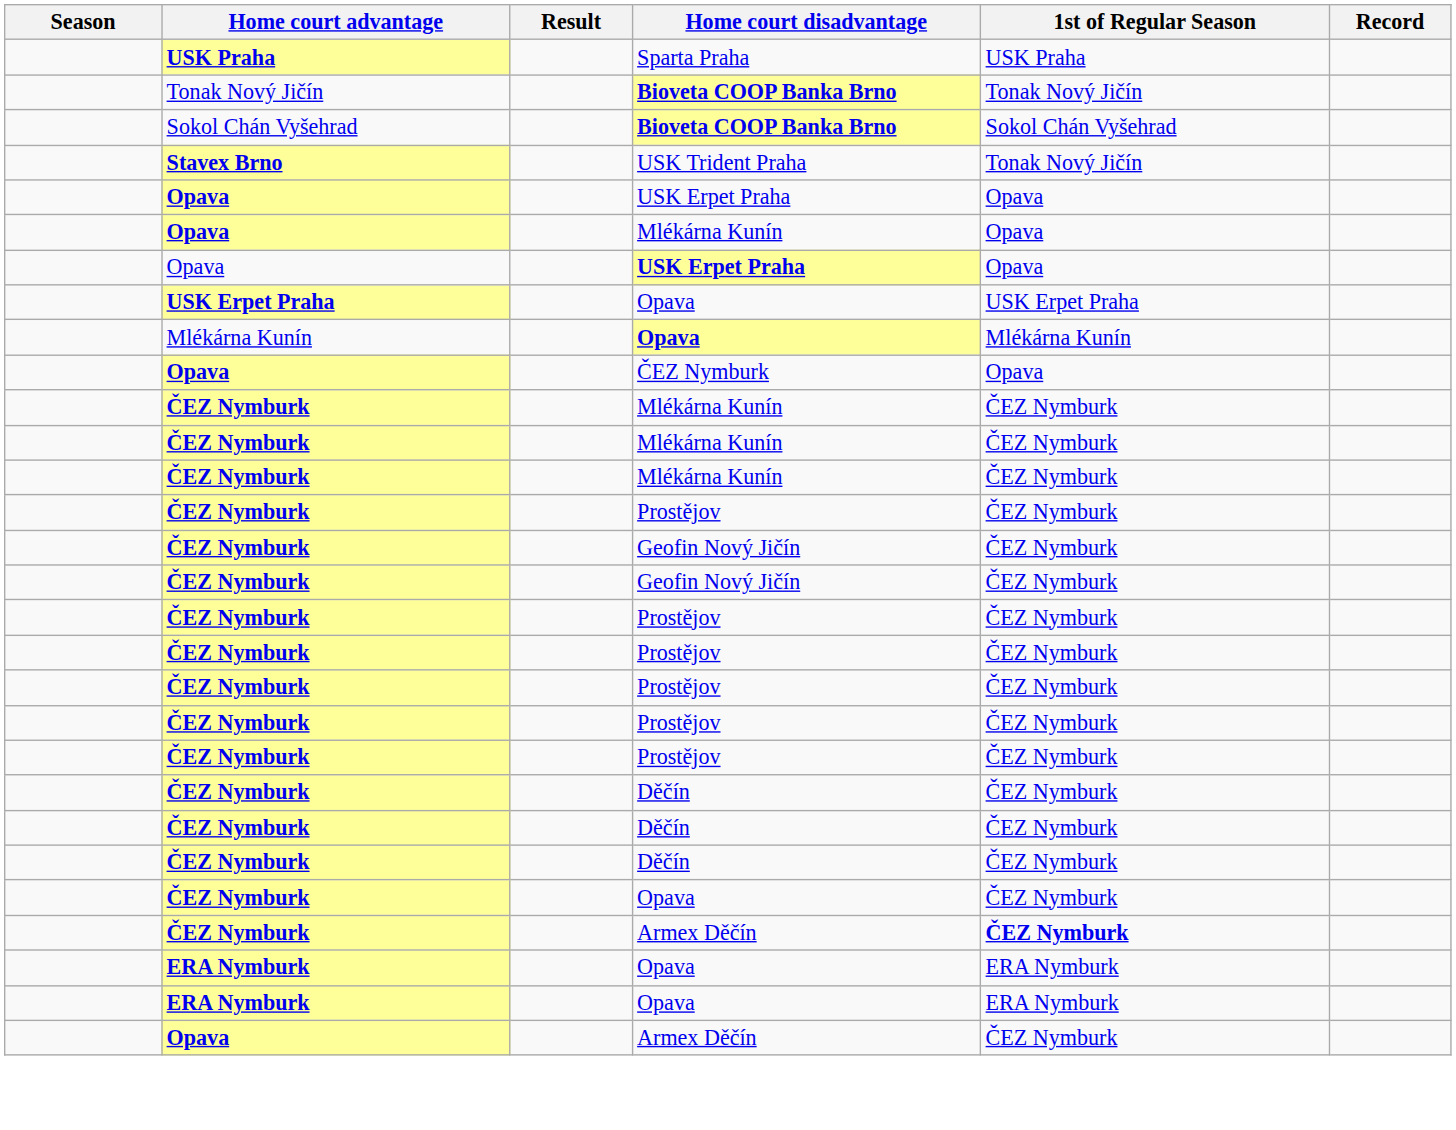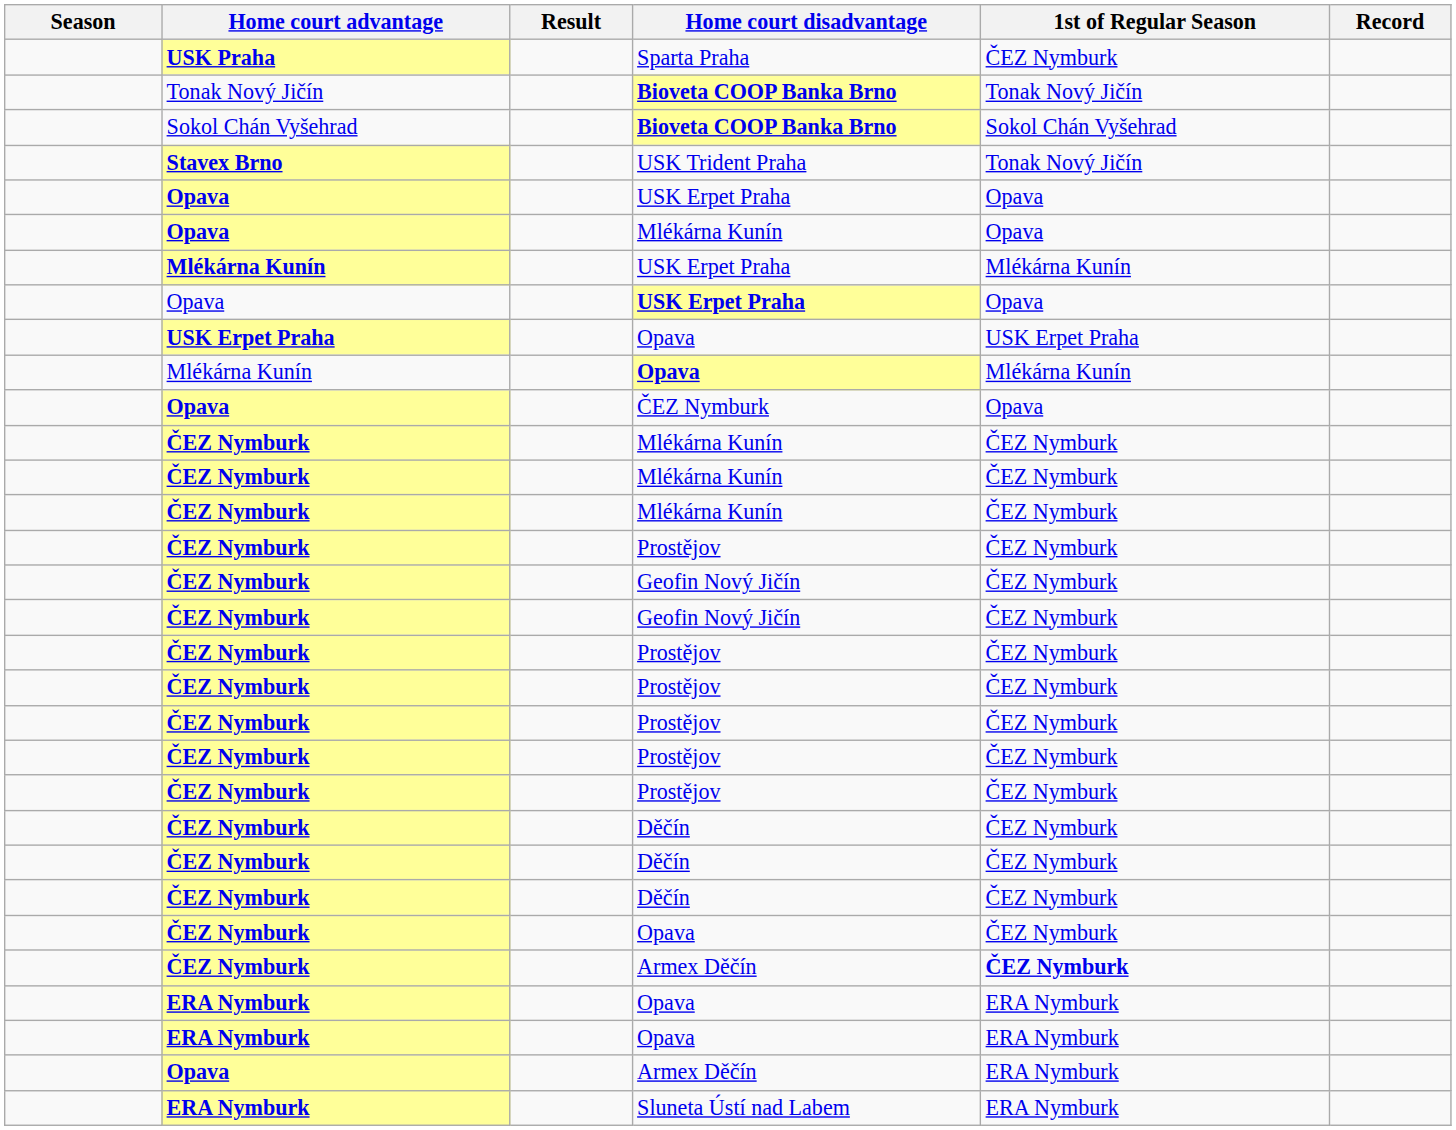(1036, 57) USK Praha -> (1052, 57) ČEZ Nymburk
+ row: (246, 267)
(1052, 1037) ČEZ Nymburk -> (1052, 1072) ERA Nymburk
+ row: (238, 1107)
